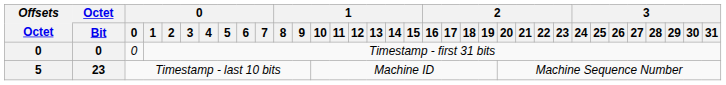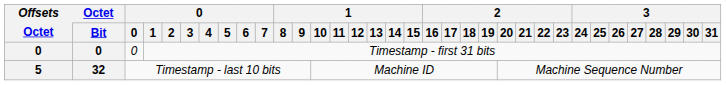(99, 70) 23 -> (99, 70) 32
